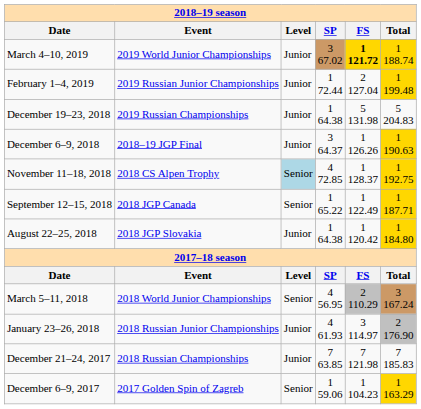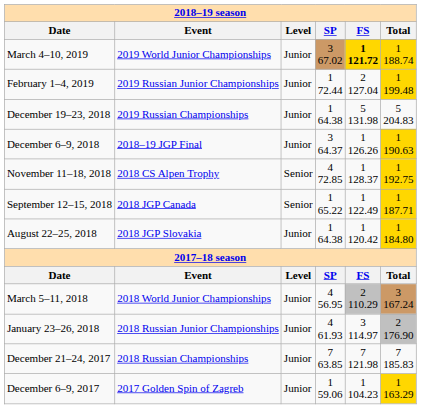(298, 174) lightblue background -> (298, 174) no background
(298, 299) Senior -> (298, 299) Junior
(298, 388) Senior -> (298, 388) Junior
